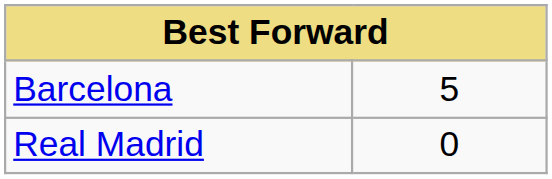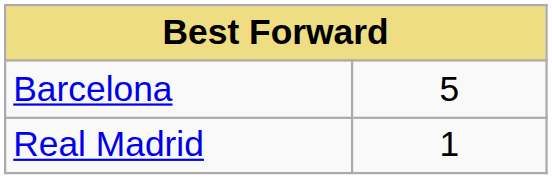(449, 144) 0 -> (449, 144) 1
